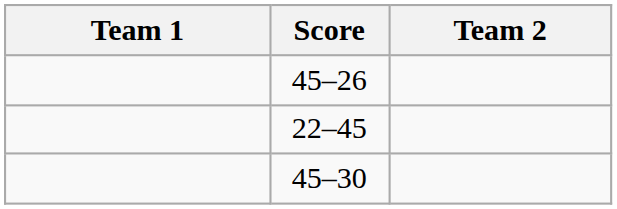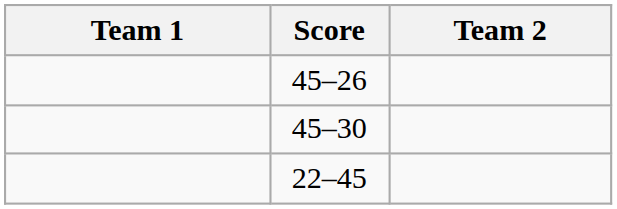rows swapped: (329, 128) <-> (329, 178)
